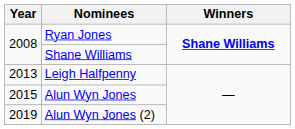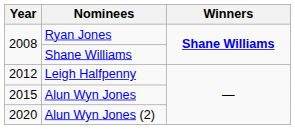(23, 74) 2013 -> (23, 74) 2012
(23, 114) 2019 -> (23, 114) 2020
